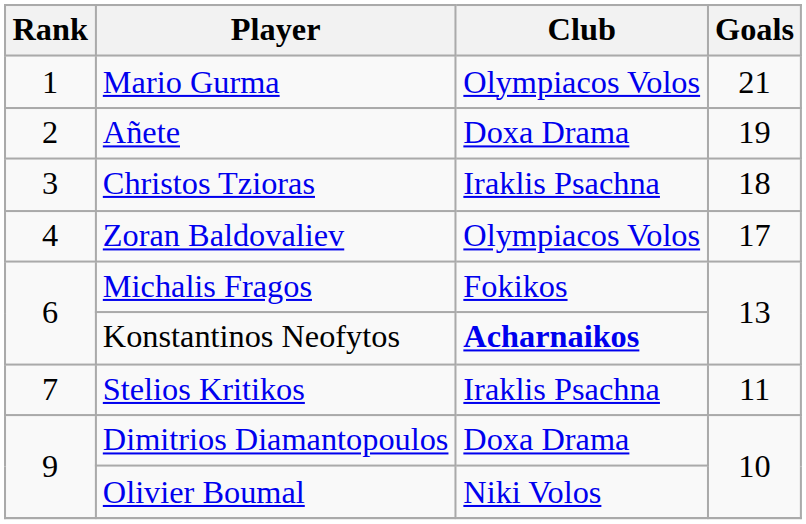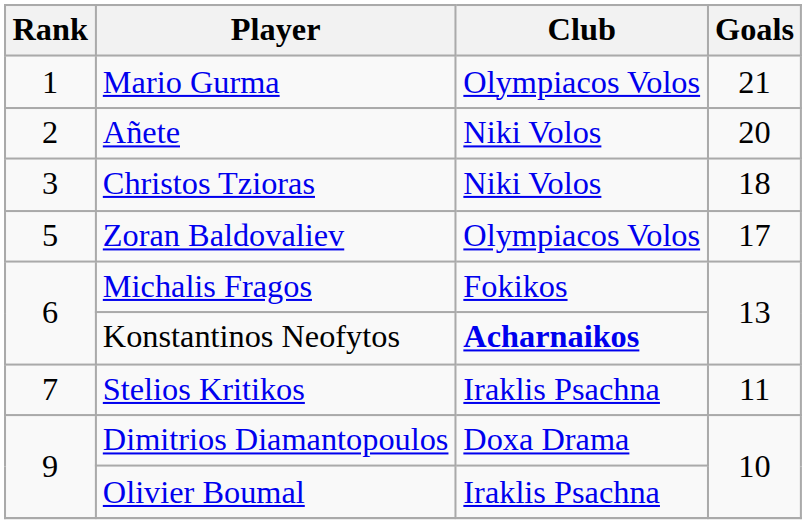(546, 132) Doxa Drama -> (532, 132) Niki Volos
(755, 132) 19 -> (755, 132) 20
(562, 183) Iraklis Psachna -> (532, 183) Niki Volos
(50, 235) 4 -> (50, 235) 5
(532, 491) Niki Volos -> (562, 491) Iraklis Psachna
